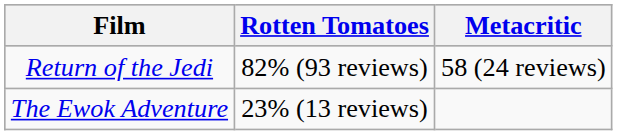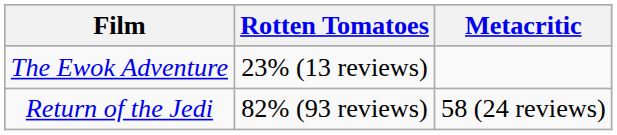rows swapped: (119, 66) <-> (119, 108)
